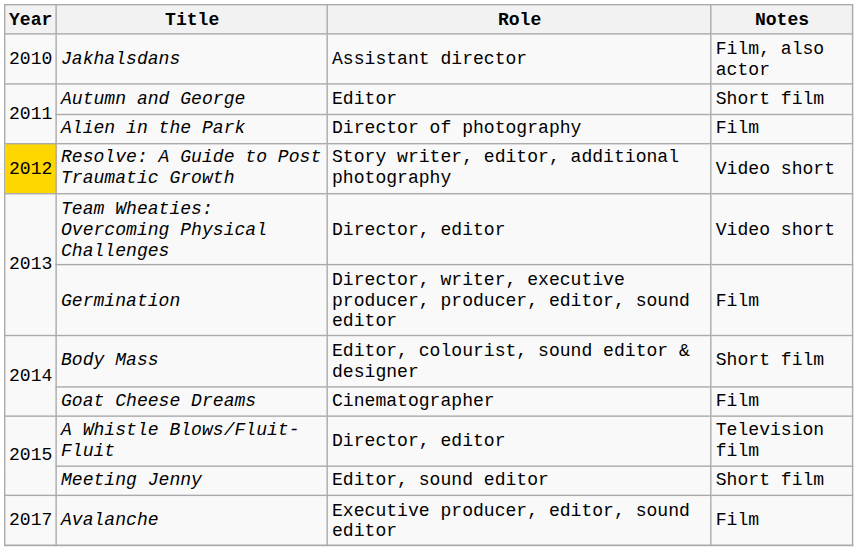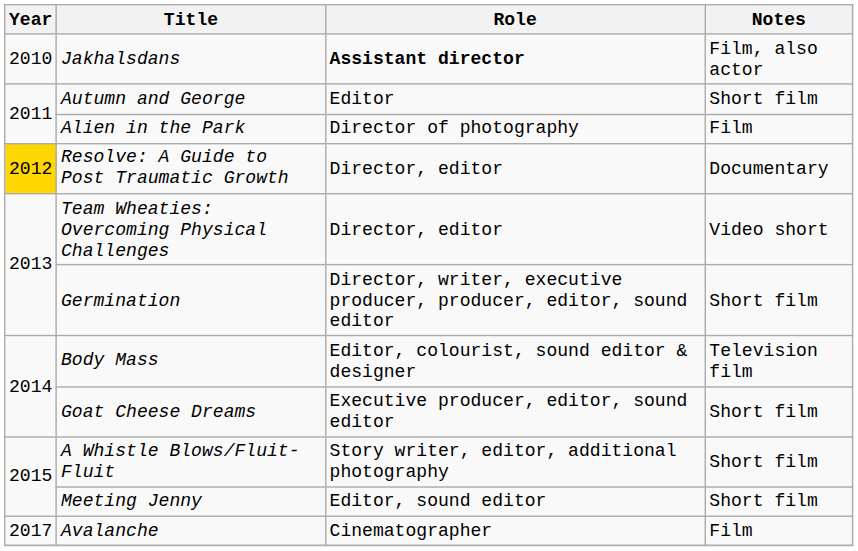(430, 59) normal -> (427, 59) bold
(506, 168) Story writer, editor, additional photography -> (416, 168) Director, editor
(775, 168) Video short -> (769, 168) Documentary
(737, 300) Film -> (764, 300) Short film
(770, 361) Short film -> (764, 361) Television film
(413, 401) Cinematographer -> (508, 411) Executive producer, editor, sound editor
(737, 401) Film -> (764, 411) Short film
(419, 441) Director, editor -> (503, 462) Story writer, editor, additional photography
(770, 441) Television film -> (764, 462) Short film
(511, 521) Executive producer, editor, sound editor -> (411, 531) Cinematographer
